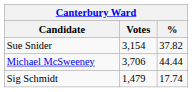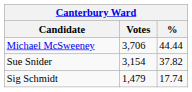rows swapped: (51, 62) <-> (29, 45)
